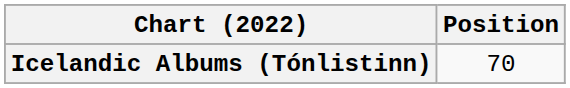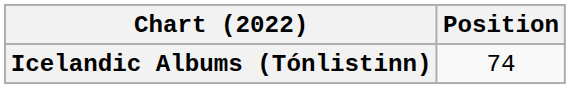(501, 64) 70 -> (501, 64) 74
